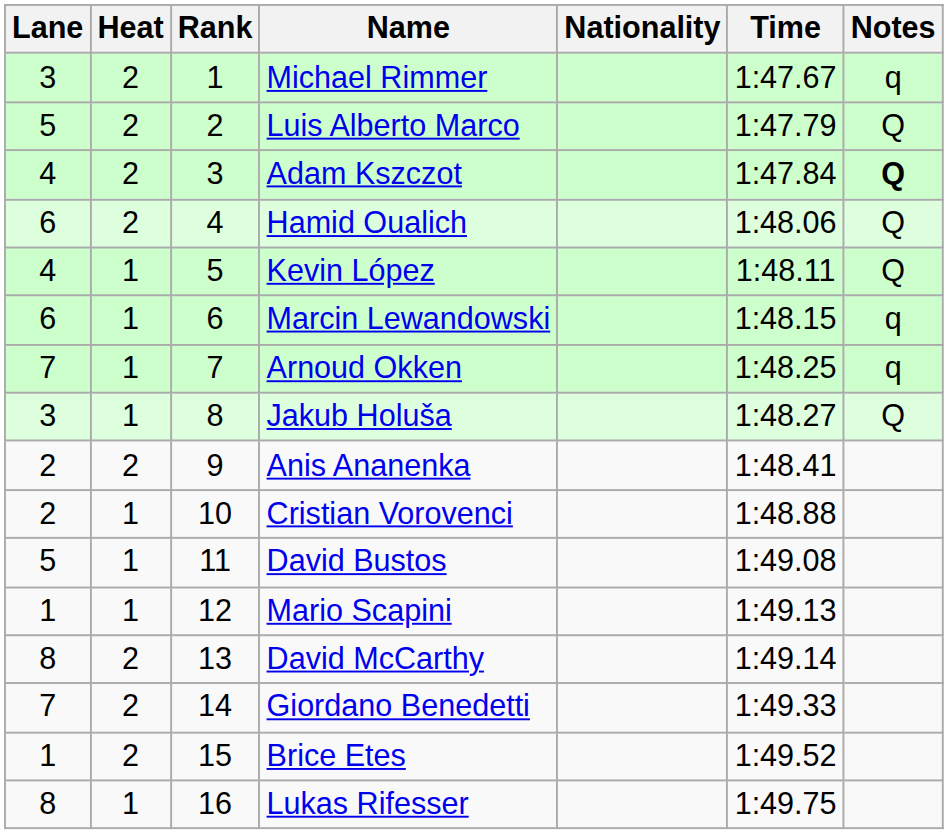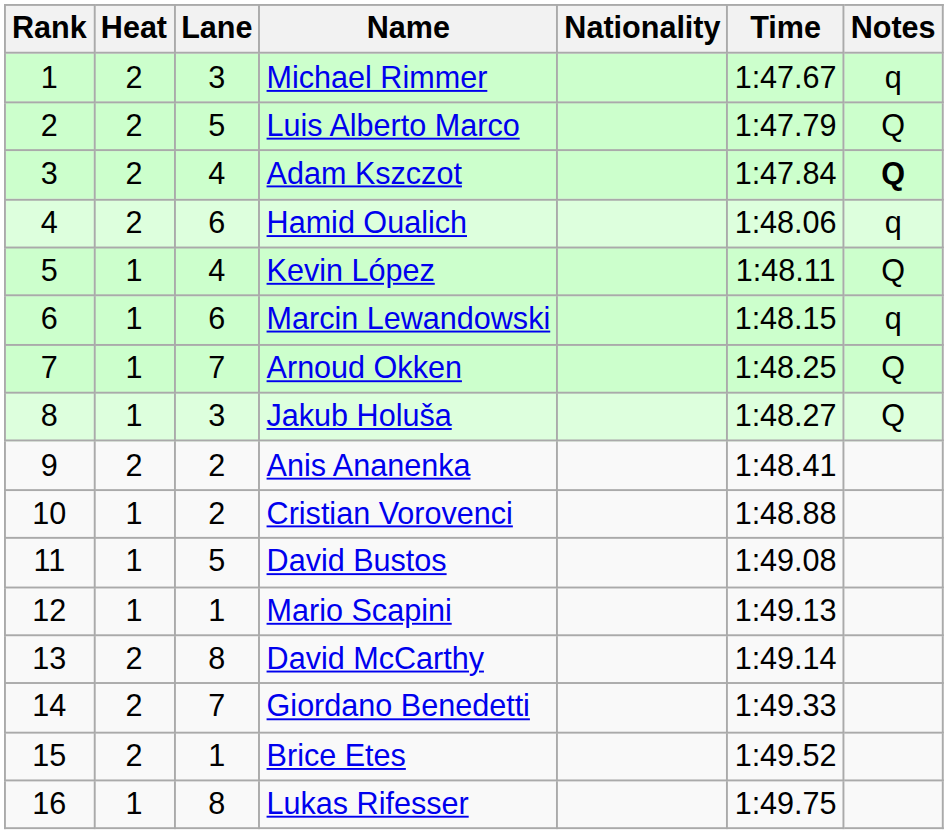columns swapped: (215, 28) <-> (48, 28)
(893, 222) Q -> (893, 222) q
(893, 367) q -> (893, 367) Q
